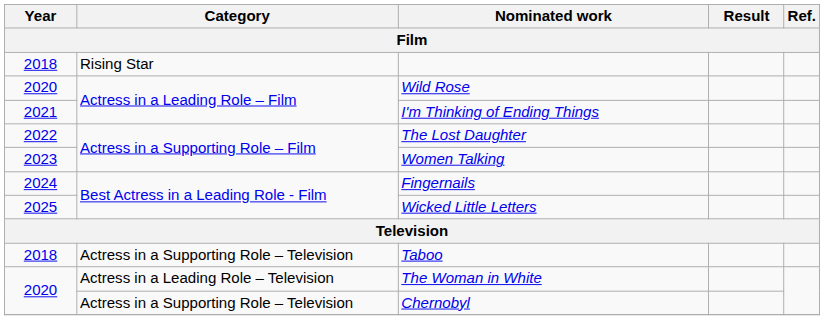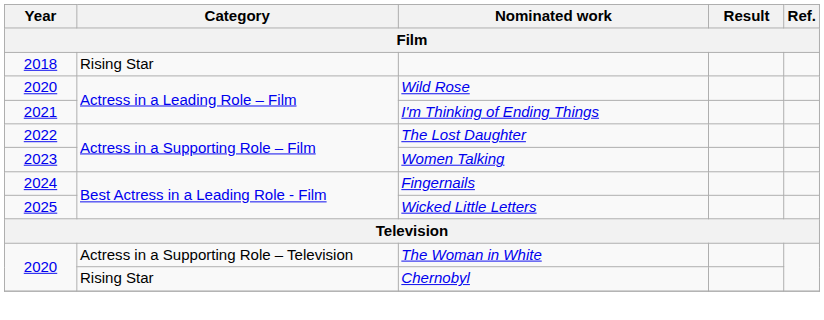- row: (40, 254)
(207, 278) Actress in a Leading Role – Television -> (217, 254) Actress in a Supporting Role – Television
(217, 302) Actress in a Supporting Role – Television -> (117, 278) Rising Star
